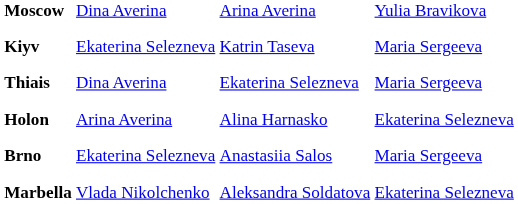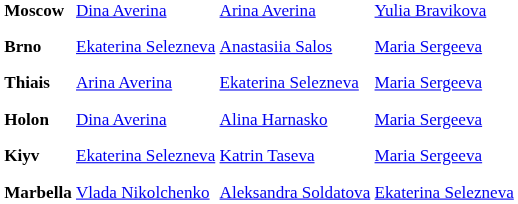rows swapped: (22, 46) <-> (23, 155)
(121, 82) Dina Averina -> (124, 82) Arina Averina
(124, 119) Arina Averina -> (121, 119) Dina Averina
(444, 119) Ekaterina Selezneva -> (428, 119) Maria Sergeeva
